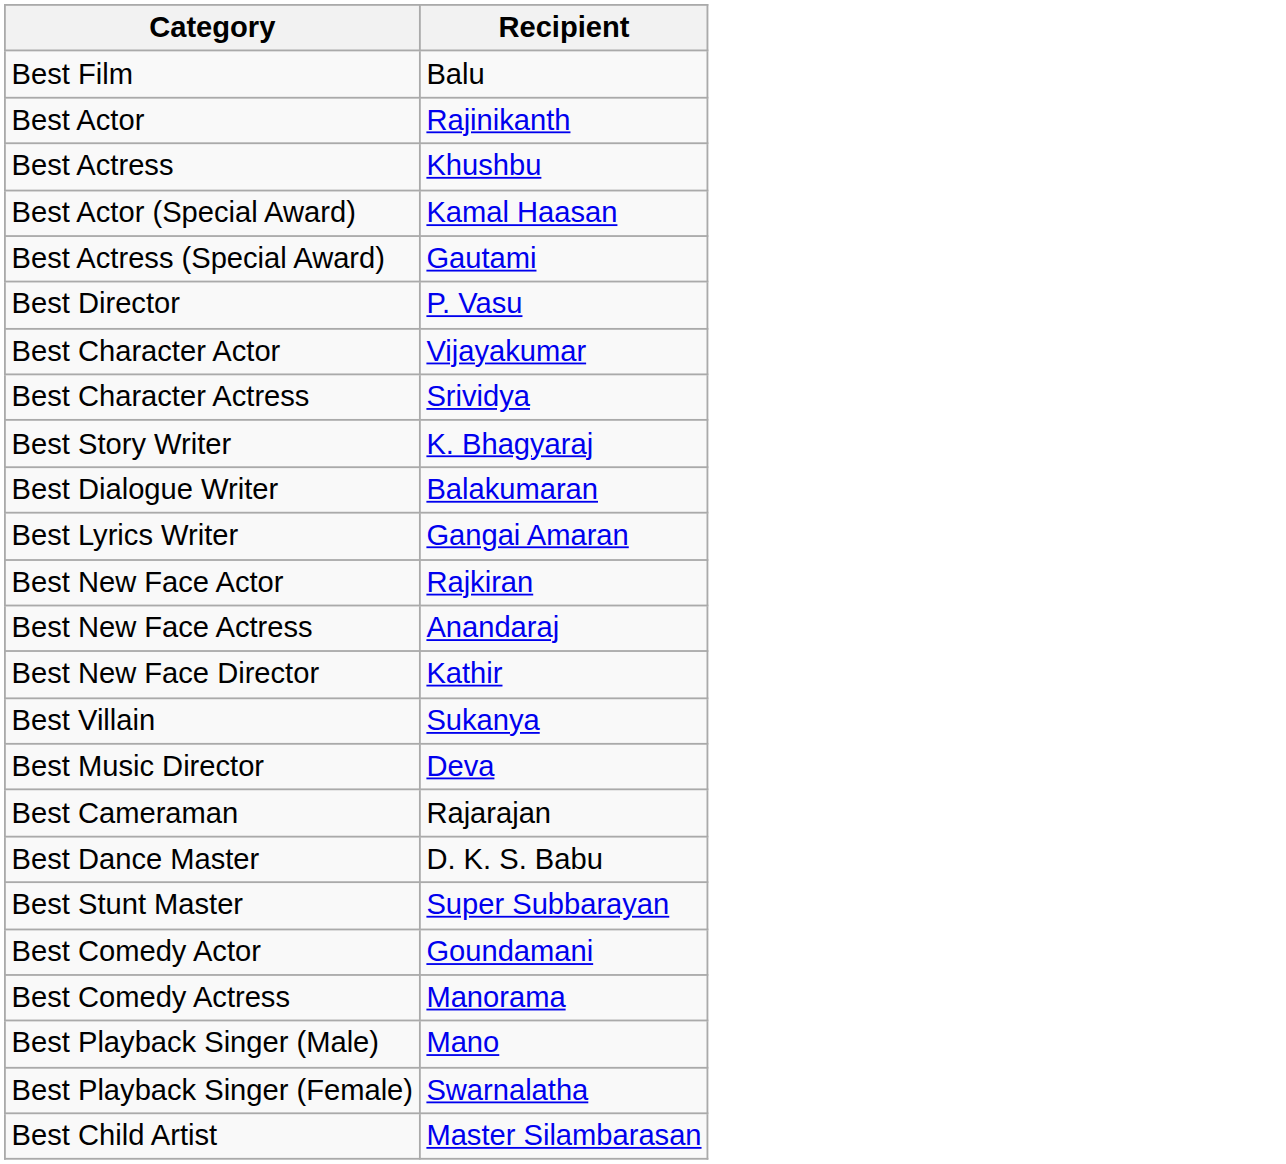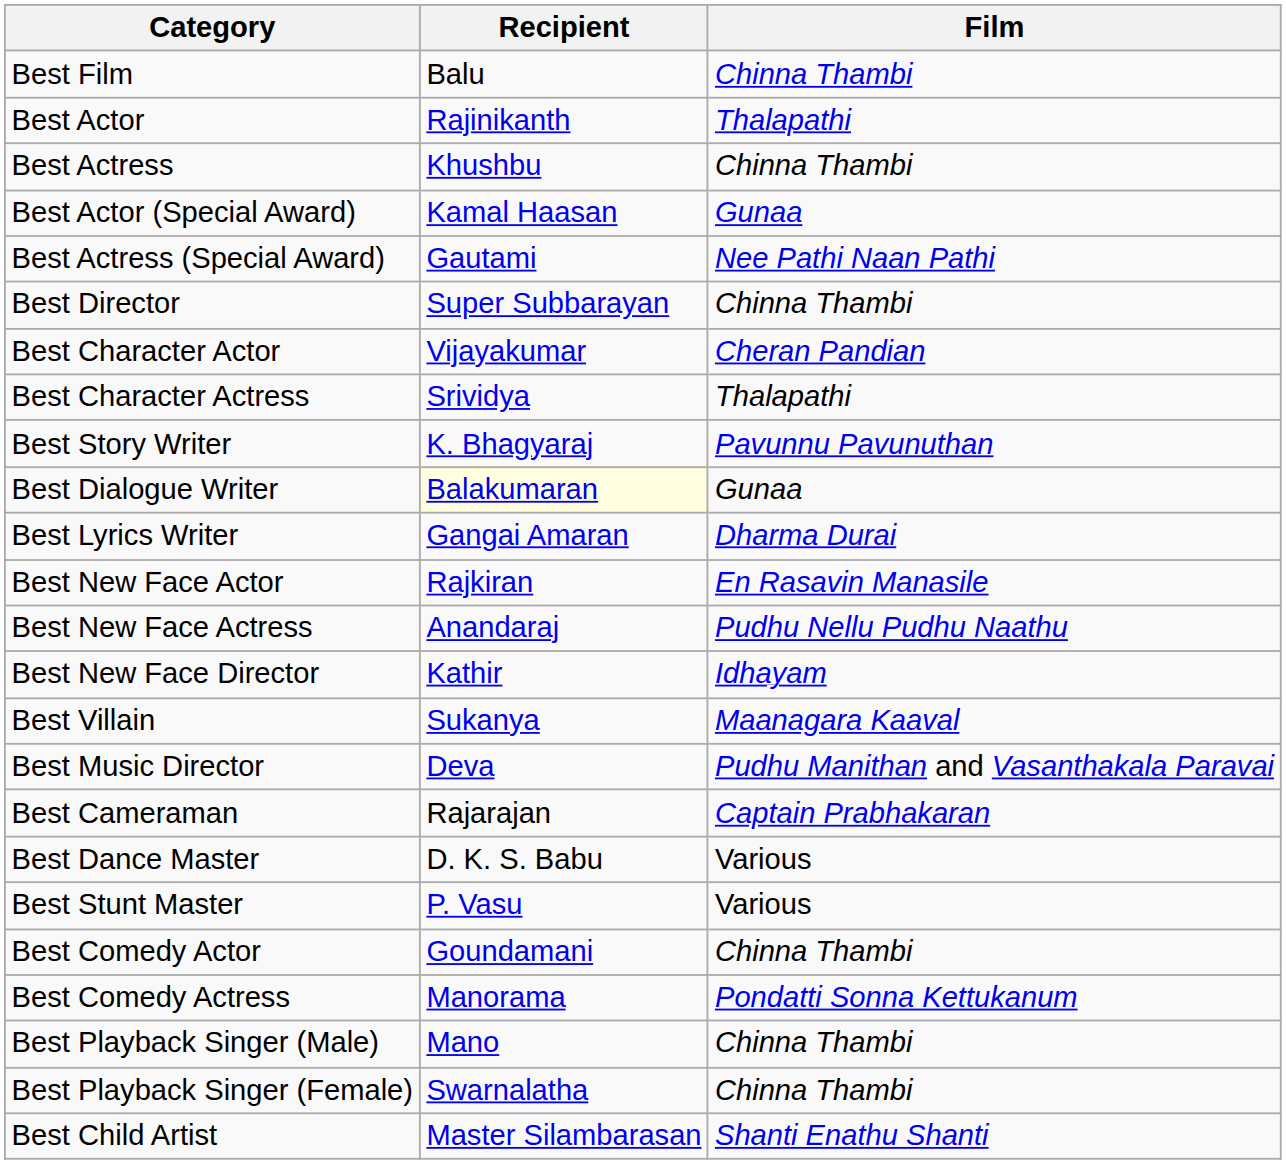+ column: (994, 27)
(474, 304) P. Vasu -> (548, 304) Super Subbarayan
(512, 489) no background -> (512, 489) lightyellow background
(548, 905) Super Subbarayan -> (474, 905) P. Vasu
